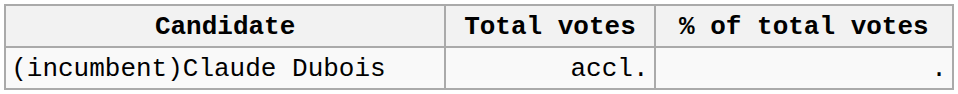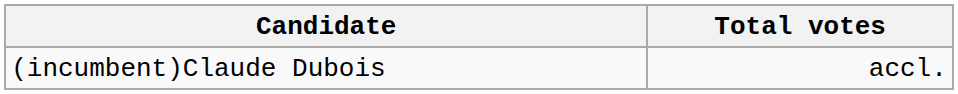- column: (804, 26)
